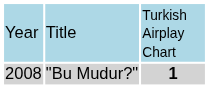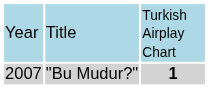(23, 74) 2008 -> (23, 74) 2007
